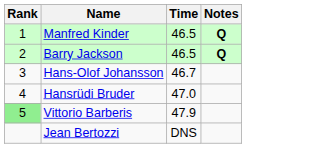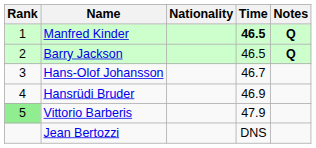+ column: (201, 14)
(184, 34) normal -> (253, 34) bold
(184, 93) 47.0 -> (253, 93) 46.9
